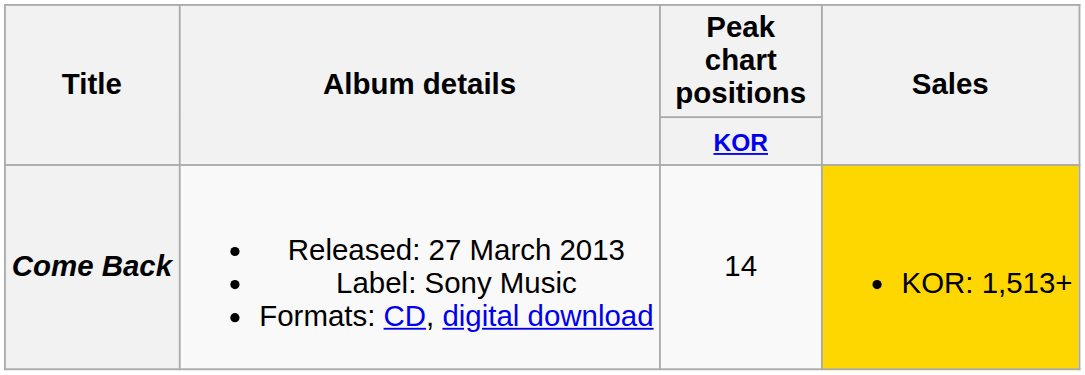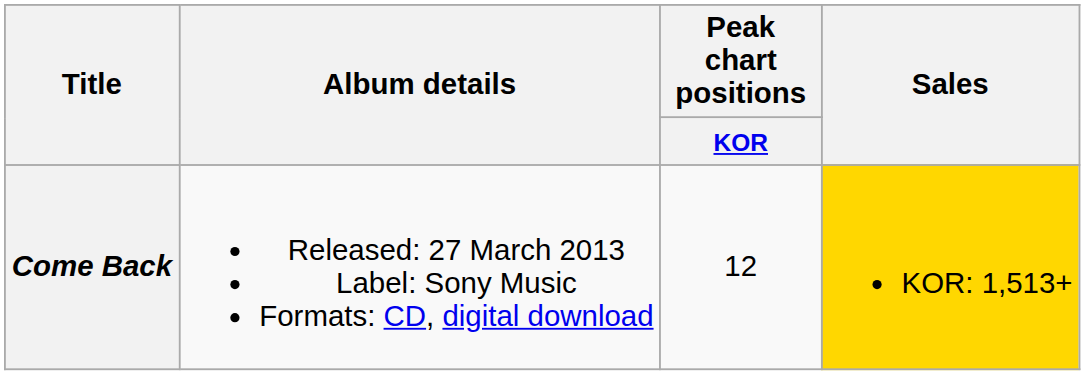(741, 266) 14 -> (741, 266) 12
